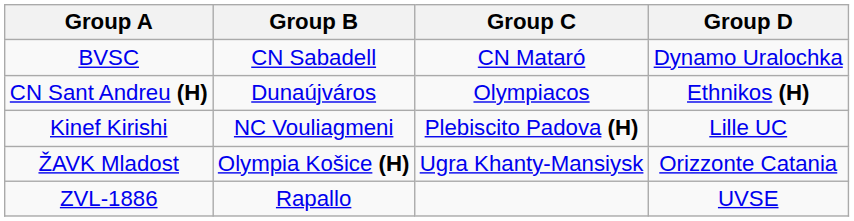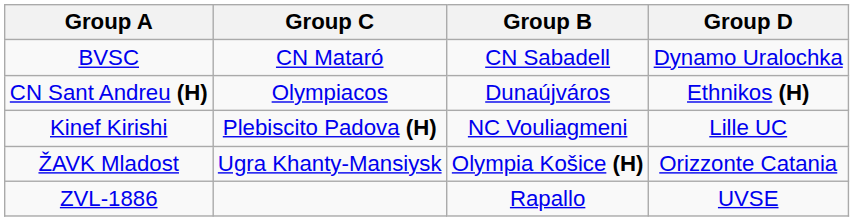columns swapped: (314, 22) <-> (532, 22)
